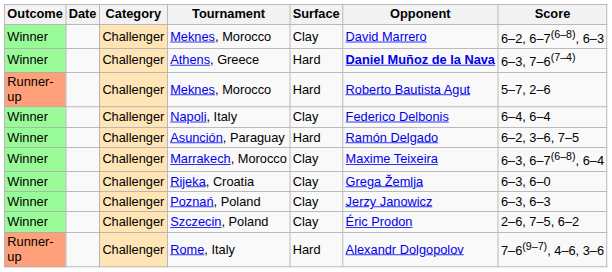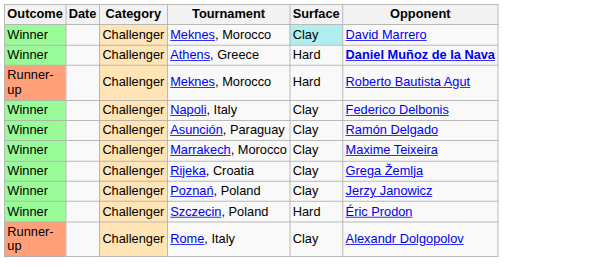- column: (552, 14)
(306, 36) no background -> (306, 34) paleturquoise background
(307, 137) Hard -> (306, 130) Clay
(306, 222) Clay -> (307, 211) Hard
(307, 249) Hard -> (306, 239) Clay
